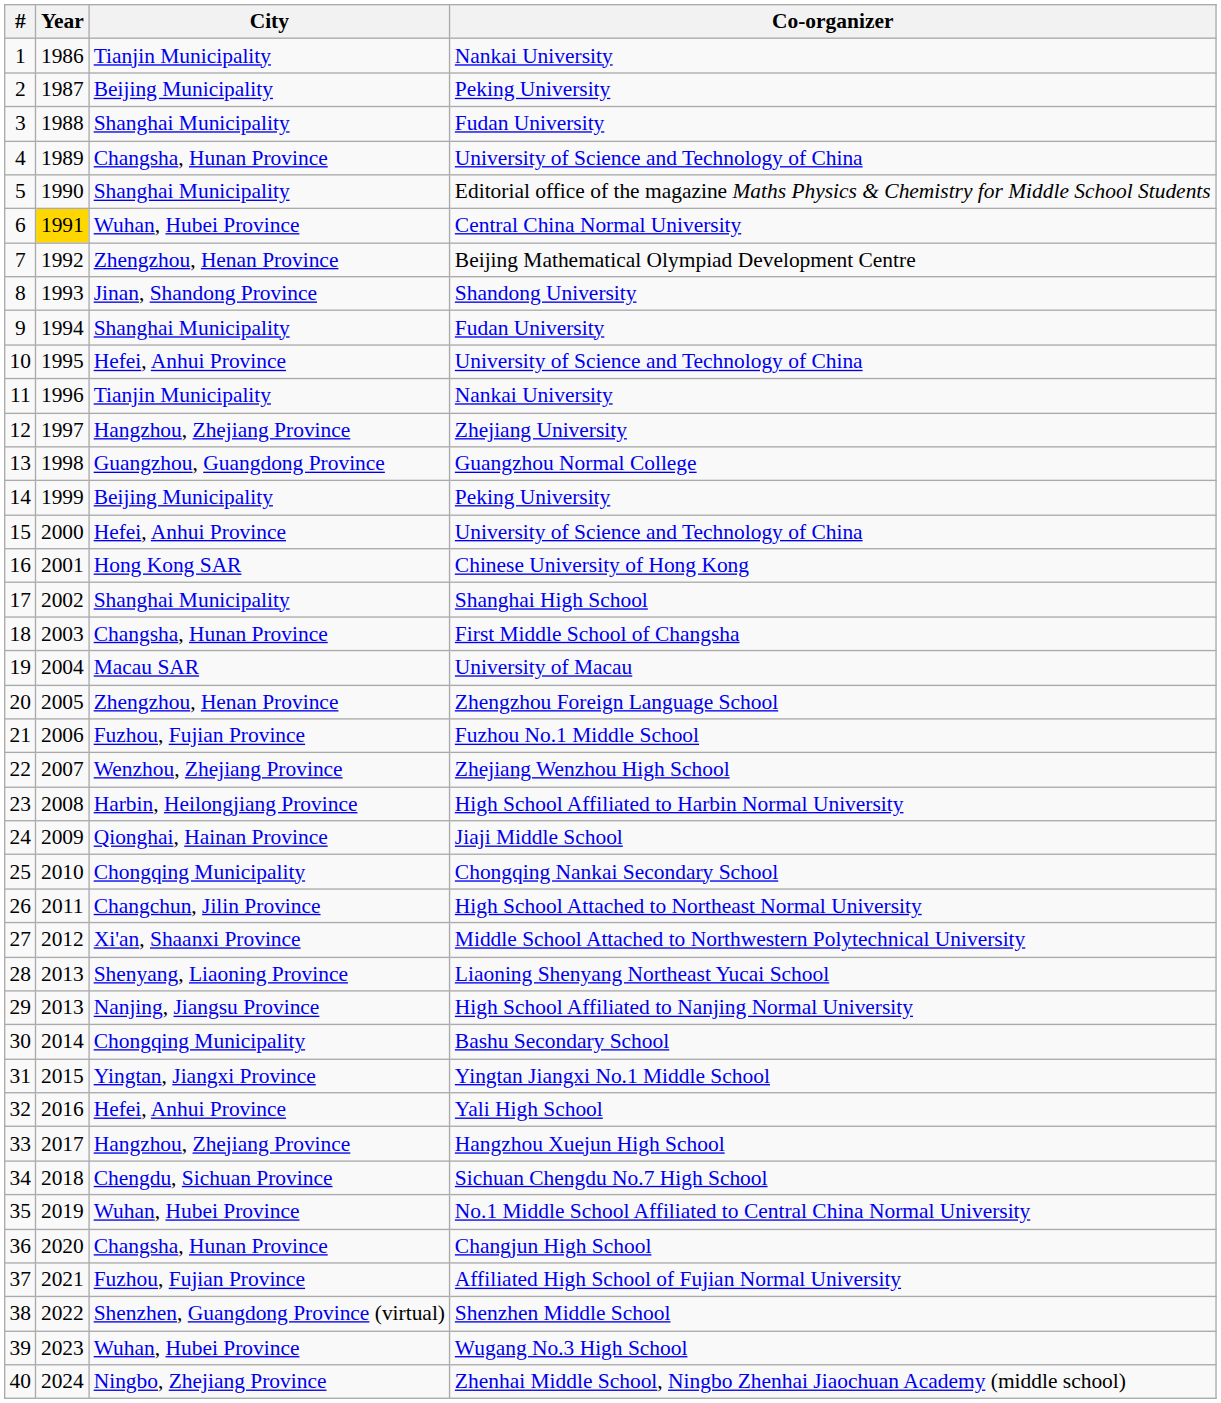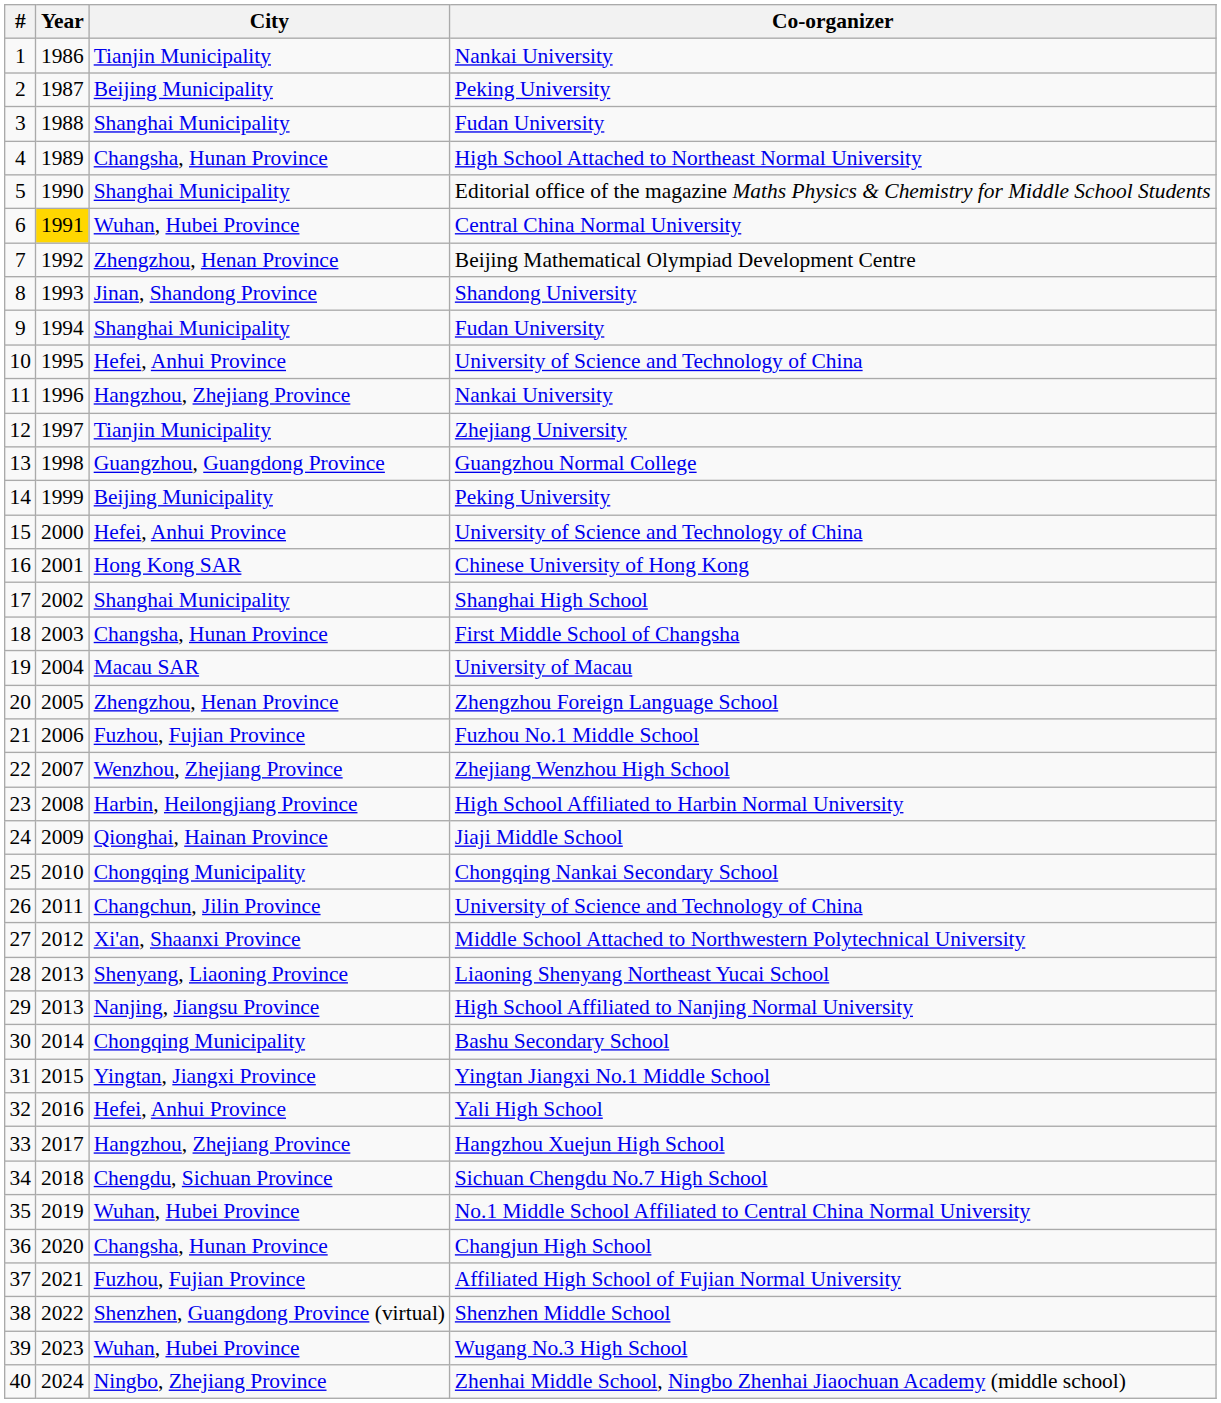(659, 157) University of Science and Technology of China -> (688, 157) High School Attached to Northeast Normal University
(182, 395) Tianjin Municipality -> (222, 395) Hangzhou, Zhejiang Province
(222, 429) Hangzhou, Zhejiang Province -> (182, 429) Tianjin Municipality
(688, 905) High School Attached to Northeast Normal University -> (659, 905) University of Science and Technology of China
